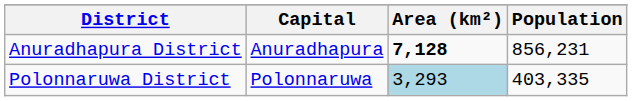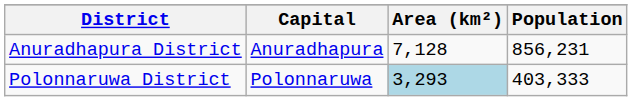(420, 50) bold -> (420, 50) normal
(551, 80) 403,335 -> (551, 80) 403,333
